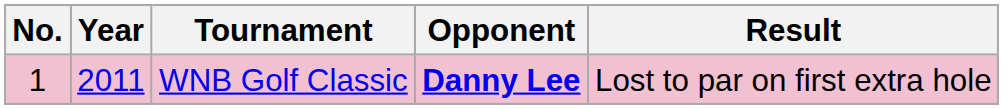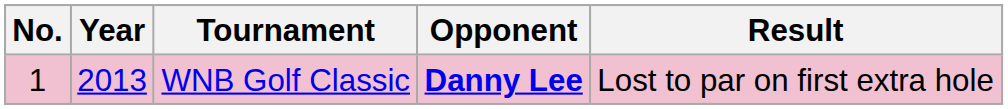(111, 80) 2011 -> (112, 80) 2013
